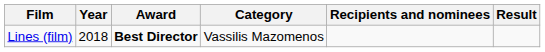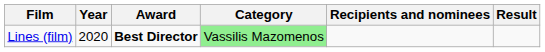(93, 36) 2018 -> (93, 36) 2020
(264, 36) no background -> (264, 36) lightgreen background
